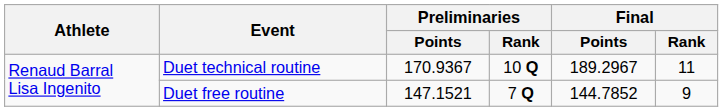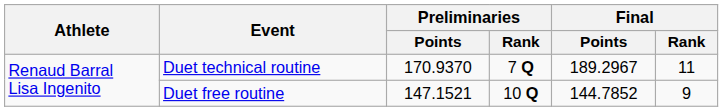(438, 68) 170.9367 -> (438, 68) 170.9370
(521, 68) 10 Q -> (521, 68) 7 Q
(521, 93) 7 Q -> (521, 93) 10 Q
